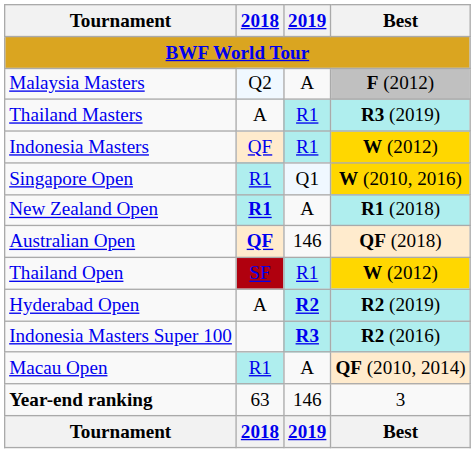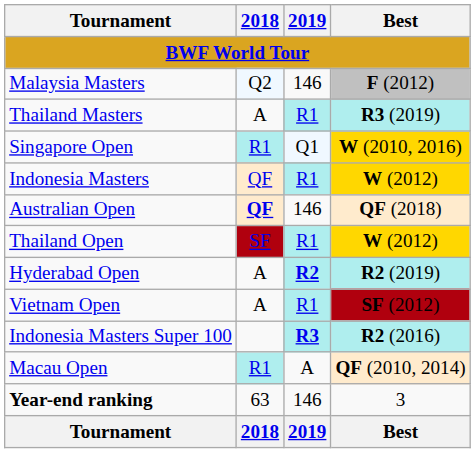(307, 83) A -> (307, 83) 146
rows swapped: (79, 147) <-> (71, 178)
- row: (84, 210)
+ row: (65, 304)
